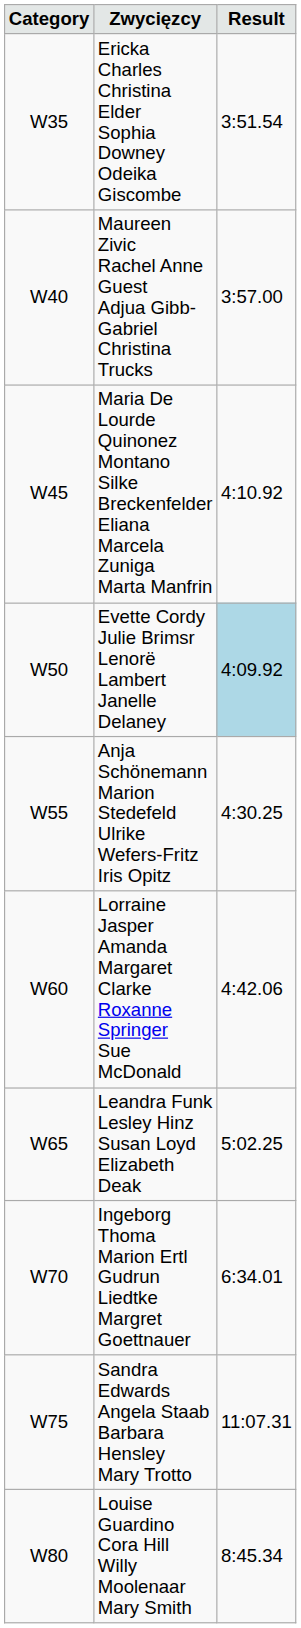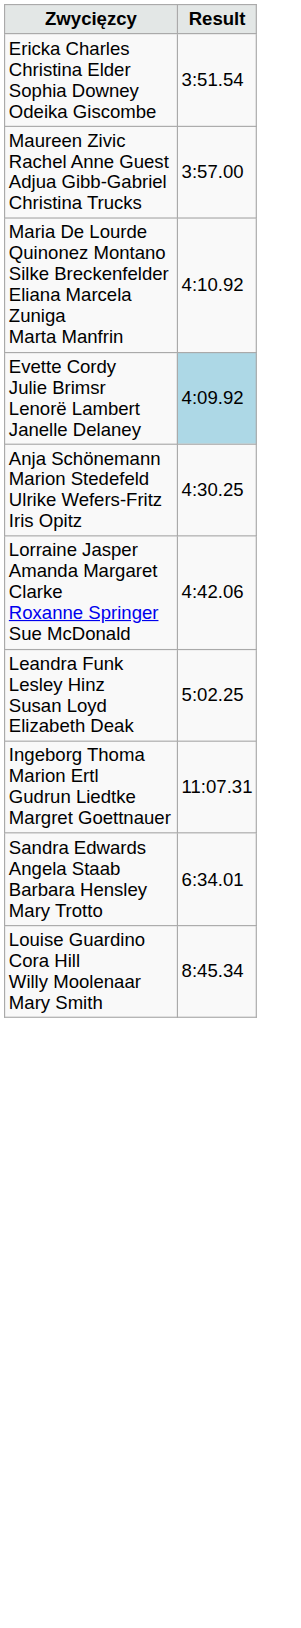- column: (49, 19)
(252, 1277) 6:34.01 -> (217, 787) 11:07.31
(256, 1422) 11:07.31 -> (213, 879) 6:34.01
